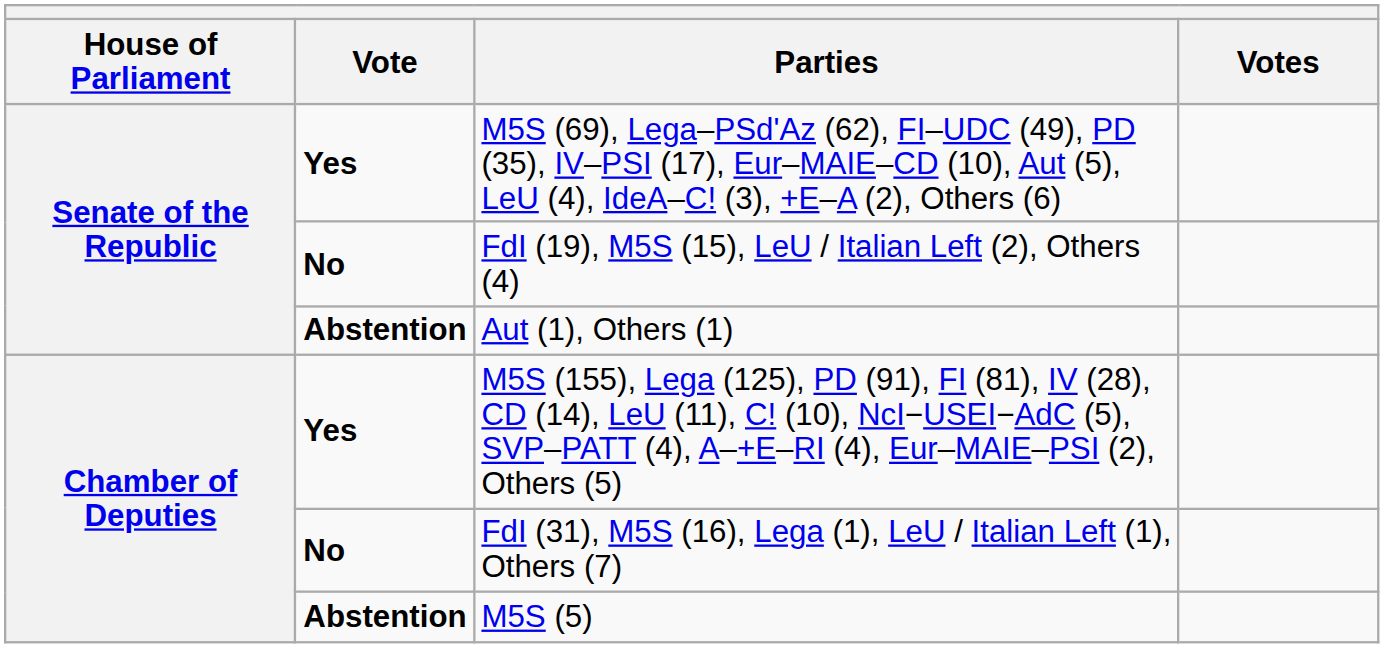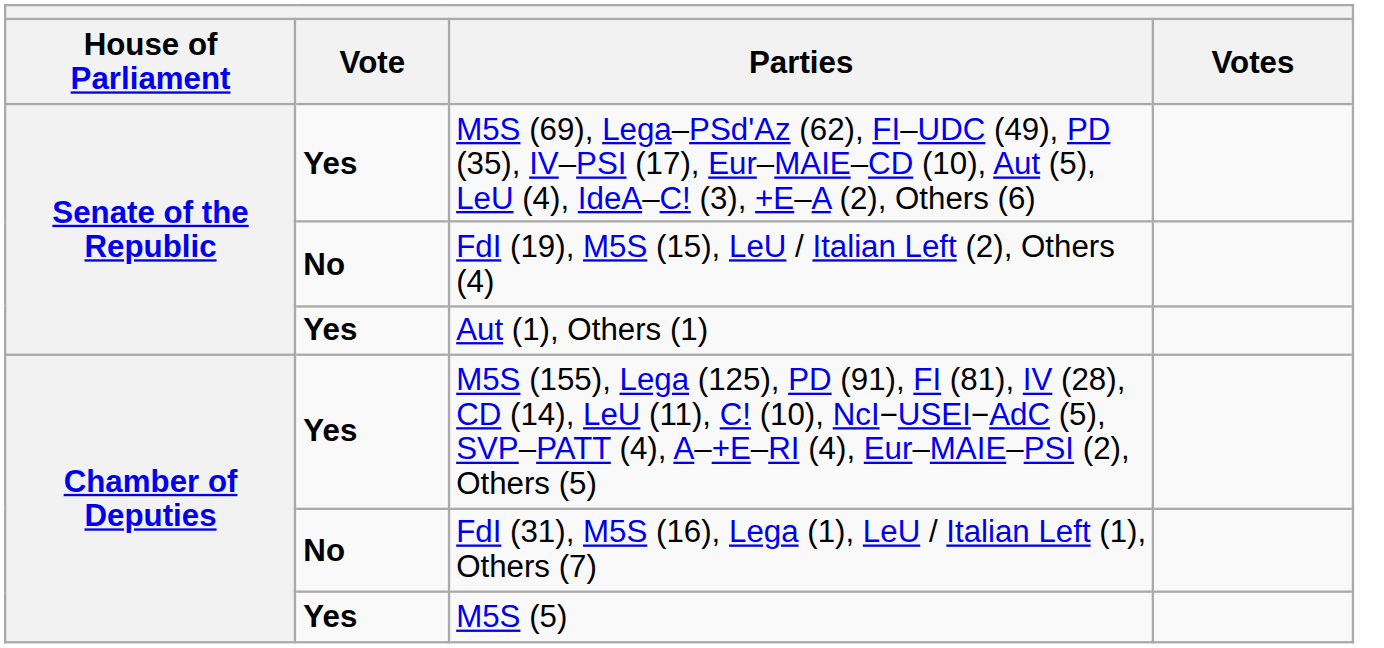(385, 330) Abstention -> (330, 330) Yes
(385, 616) Abstention -> (330, 616) Yes
